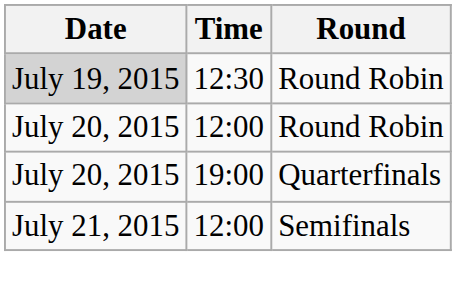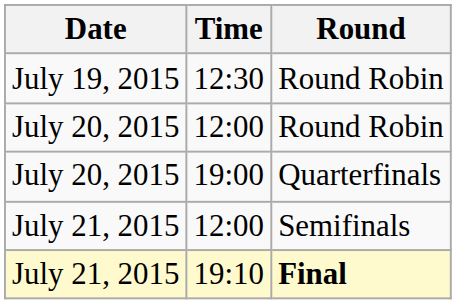(96, 77) lightgrey background -> (96, 77) no background
+ row: (229, 273)
